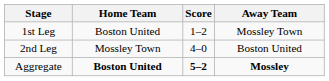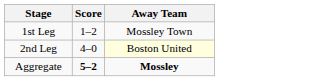- column: (128, 13)
(269, 48) no background -> (159, 48) lightyellow background
